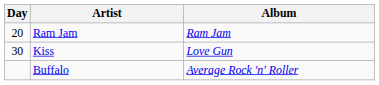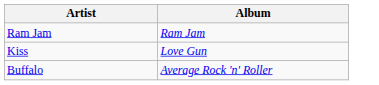- column: (17, 13)
